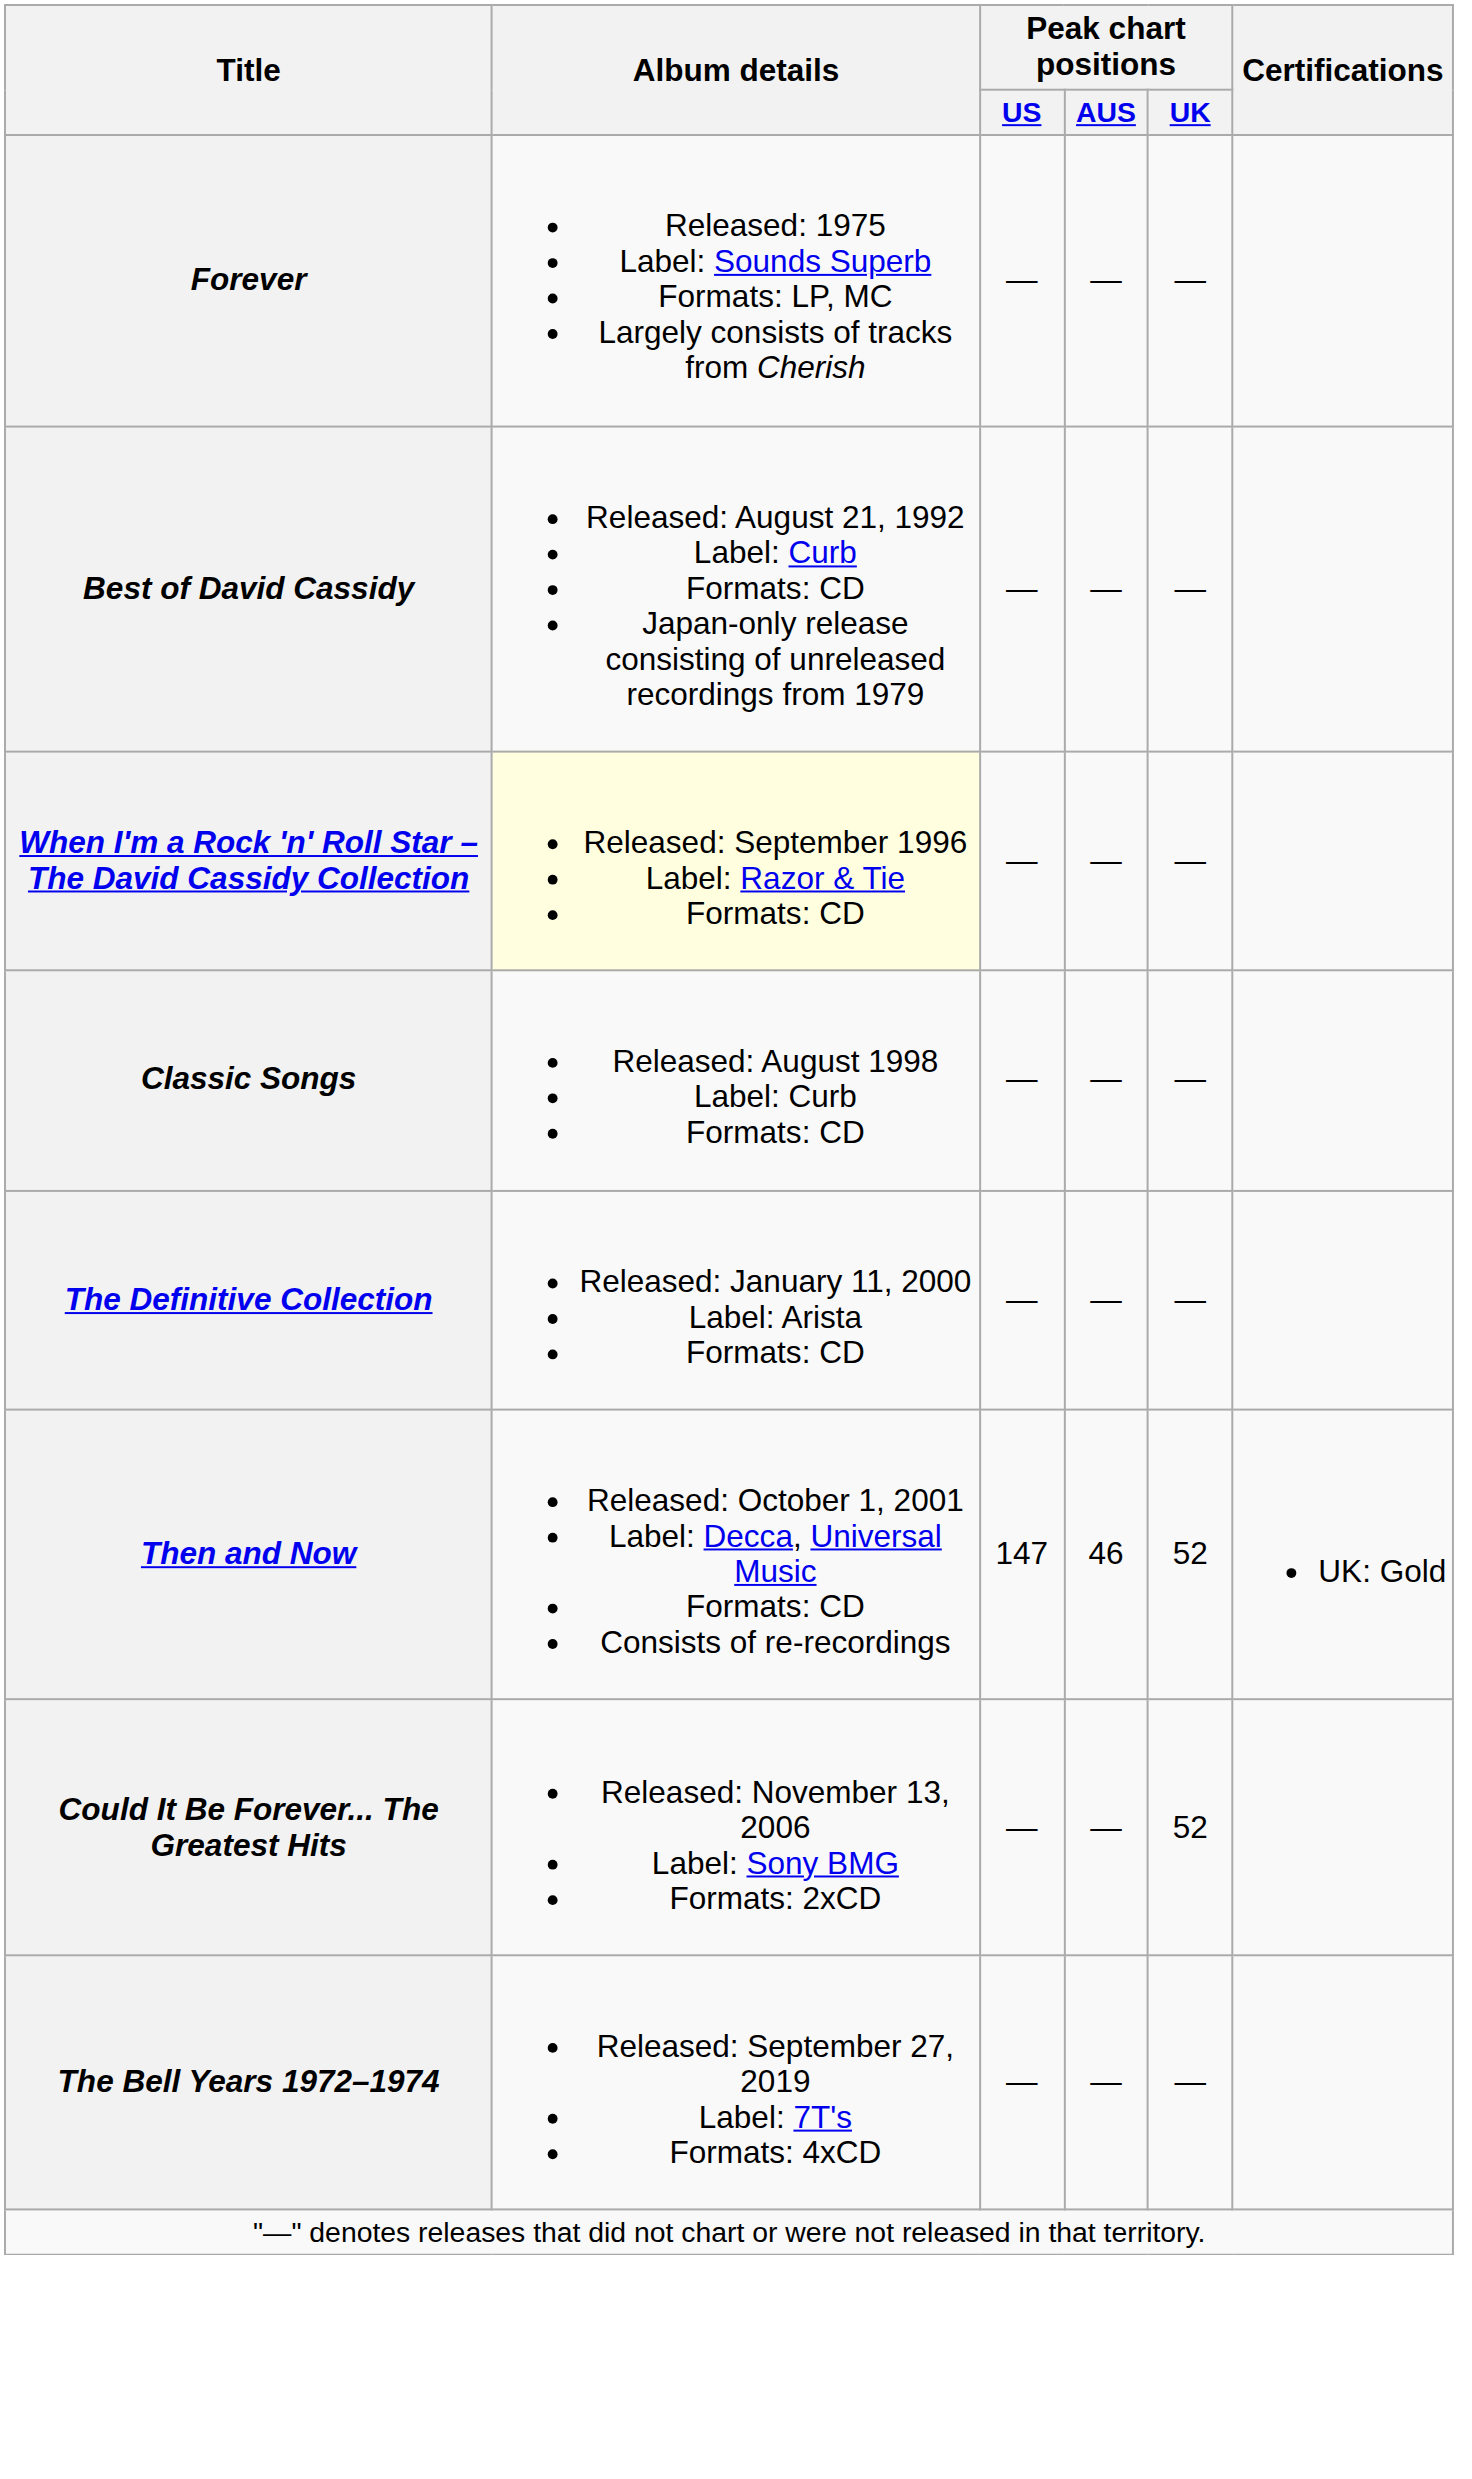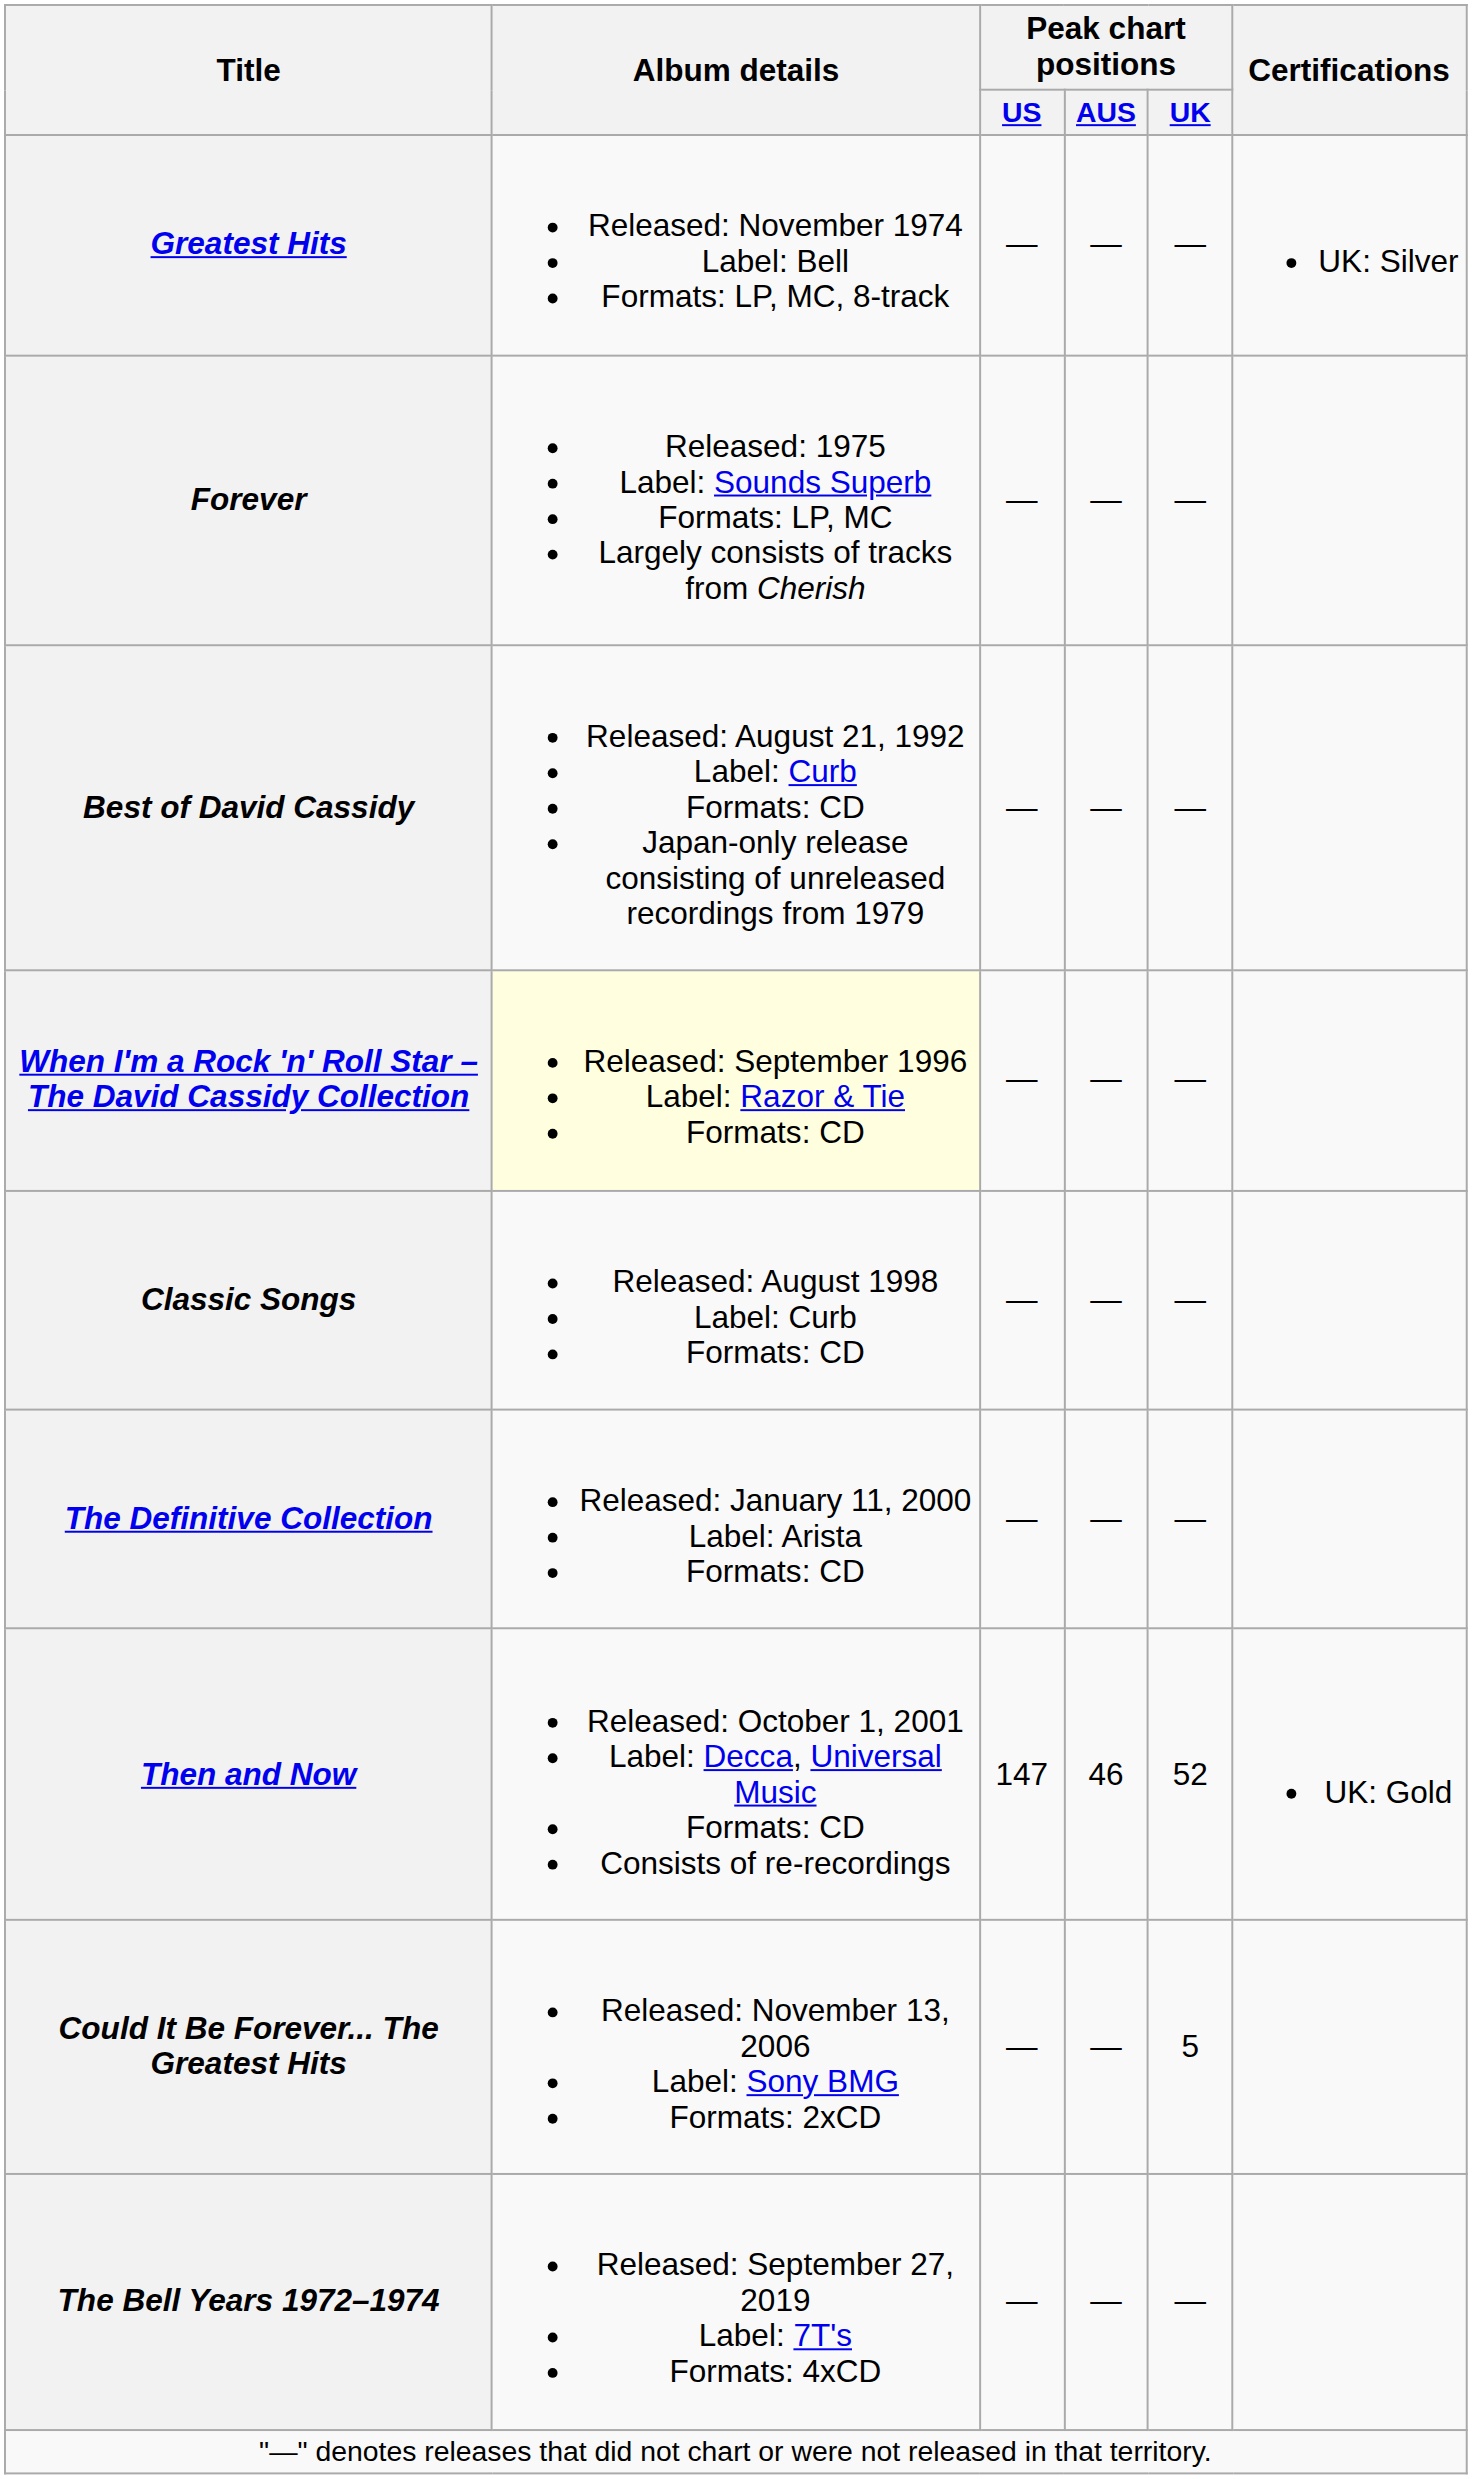+ row: (249, 244)
(1190, 1826) 52 -> (1190, 2046) 5
